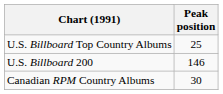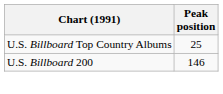- row: (81, 80)
